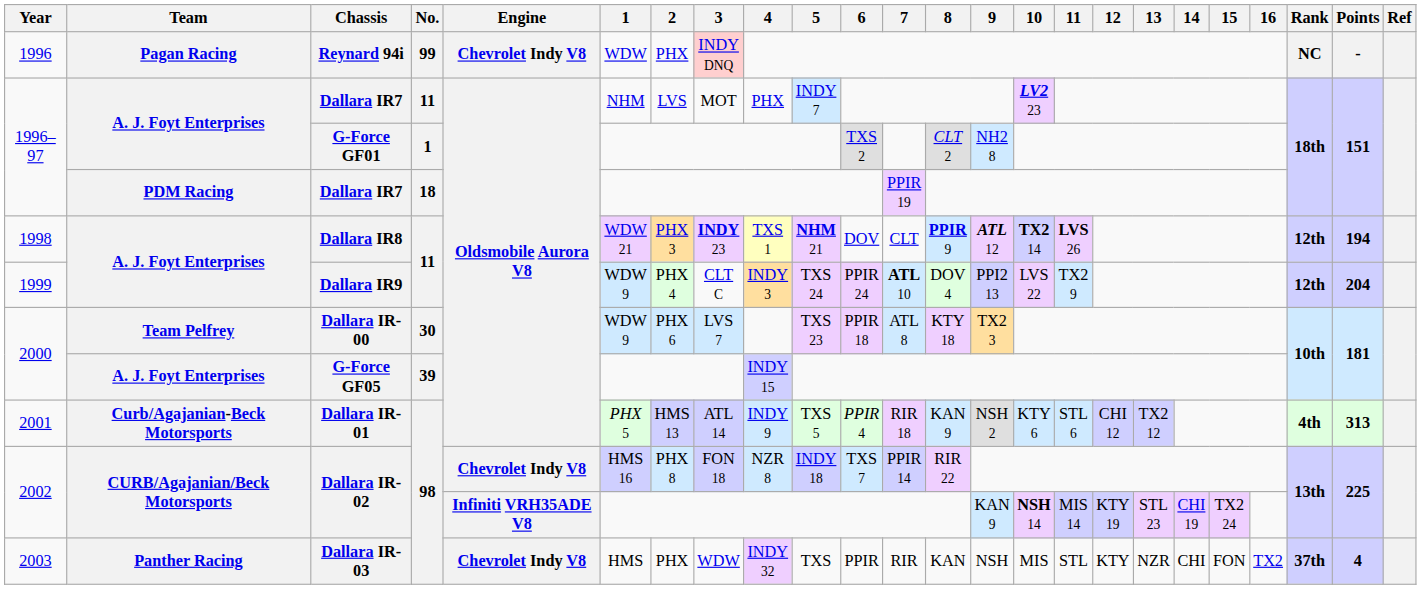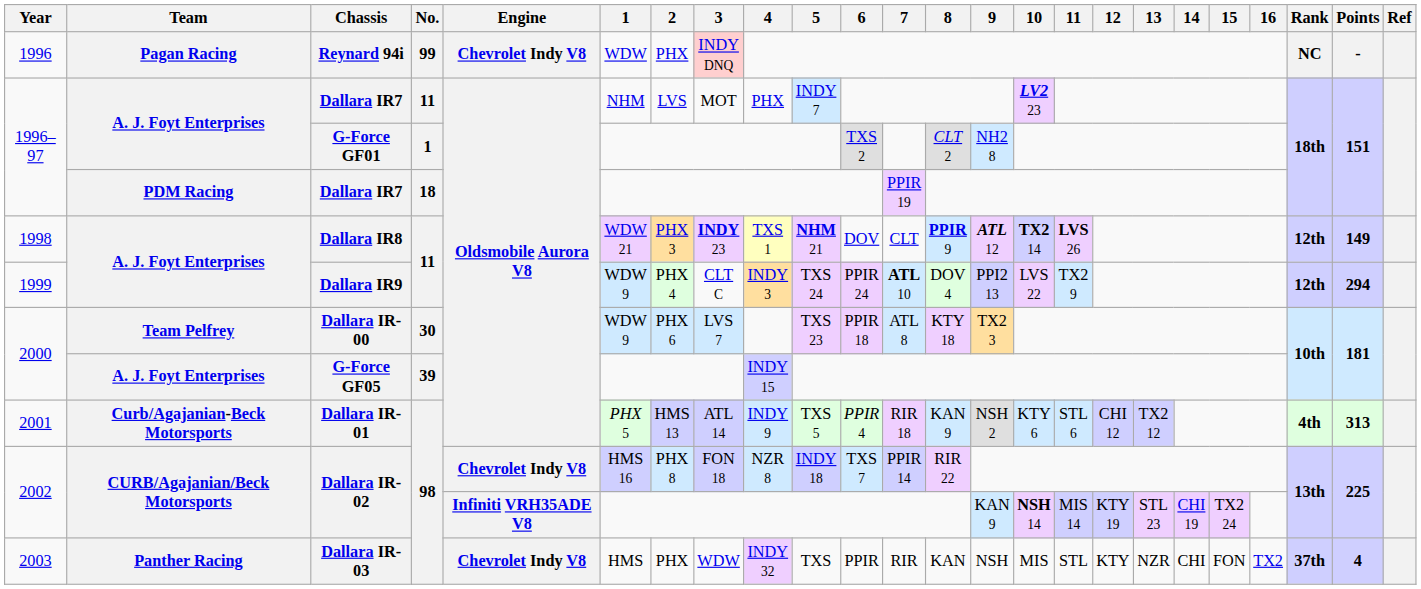(1358, 238) 194 -> (1358, 238) 149
(1358, 284) 204 -> (1358, 284) 294
